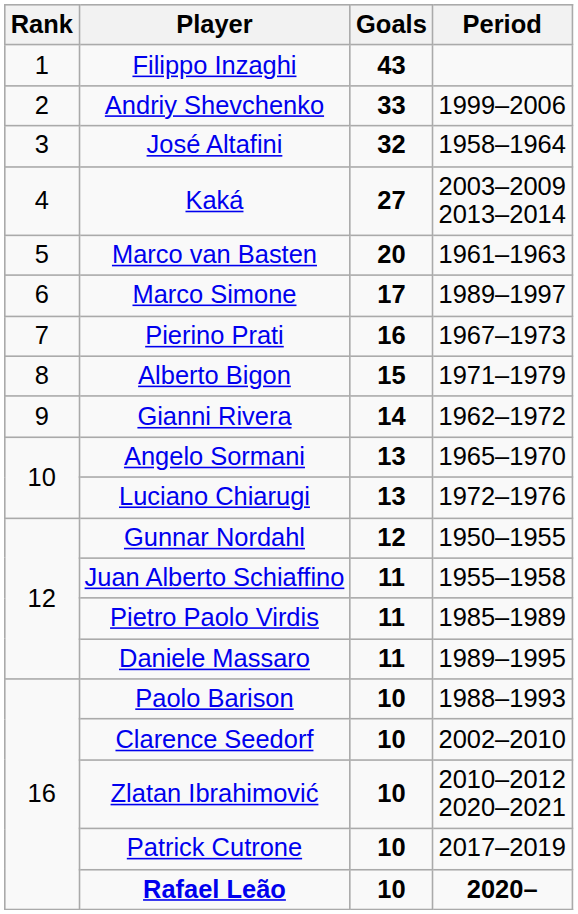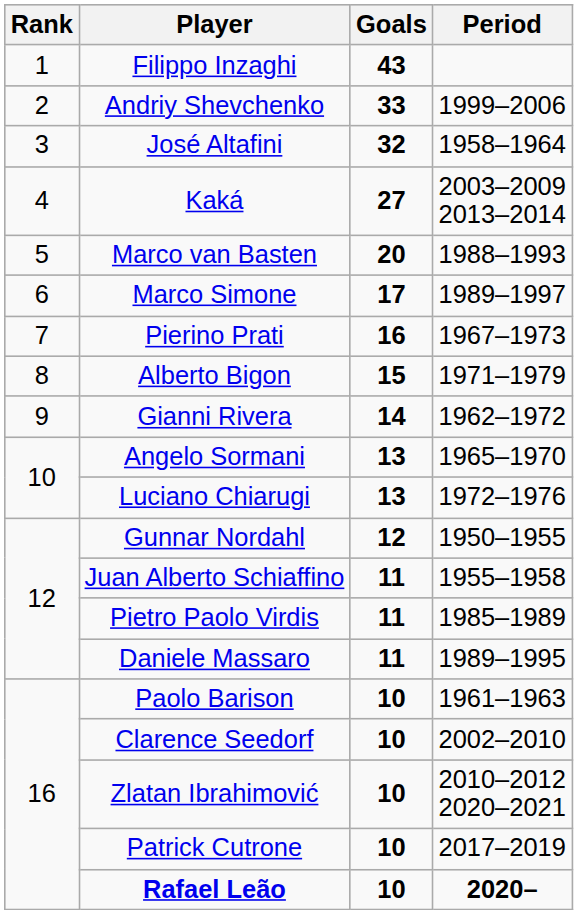(502, 255) 1961–1963 -> (502, 255) 1988–1993
(502, 698) 1988–1993 -> (502, 698) 1961–1963
